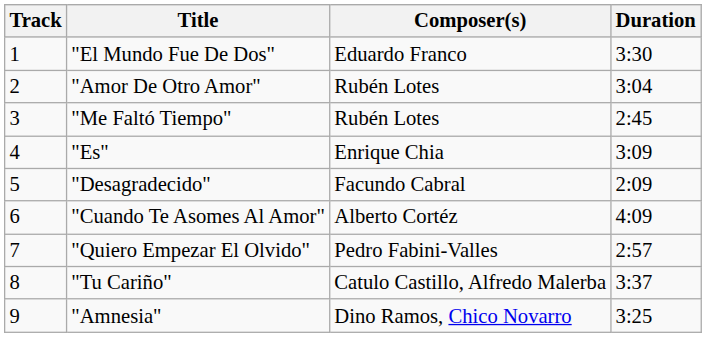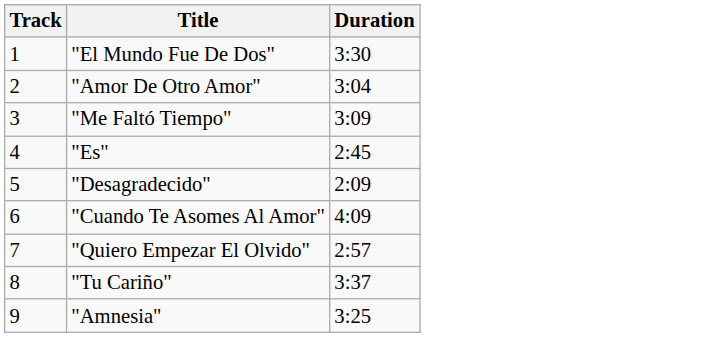- column: (470, 20)
(634, 119) 2:45 -> (353, 119) 3:09
(634, 151) 3:09 -> (353, 151) 2:45
